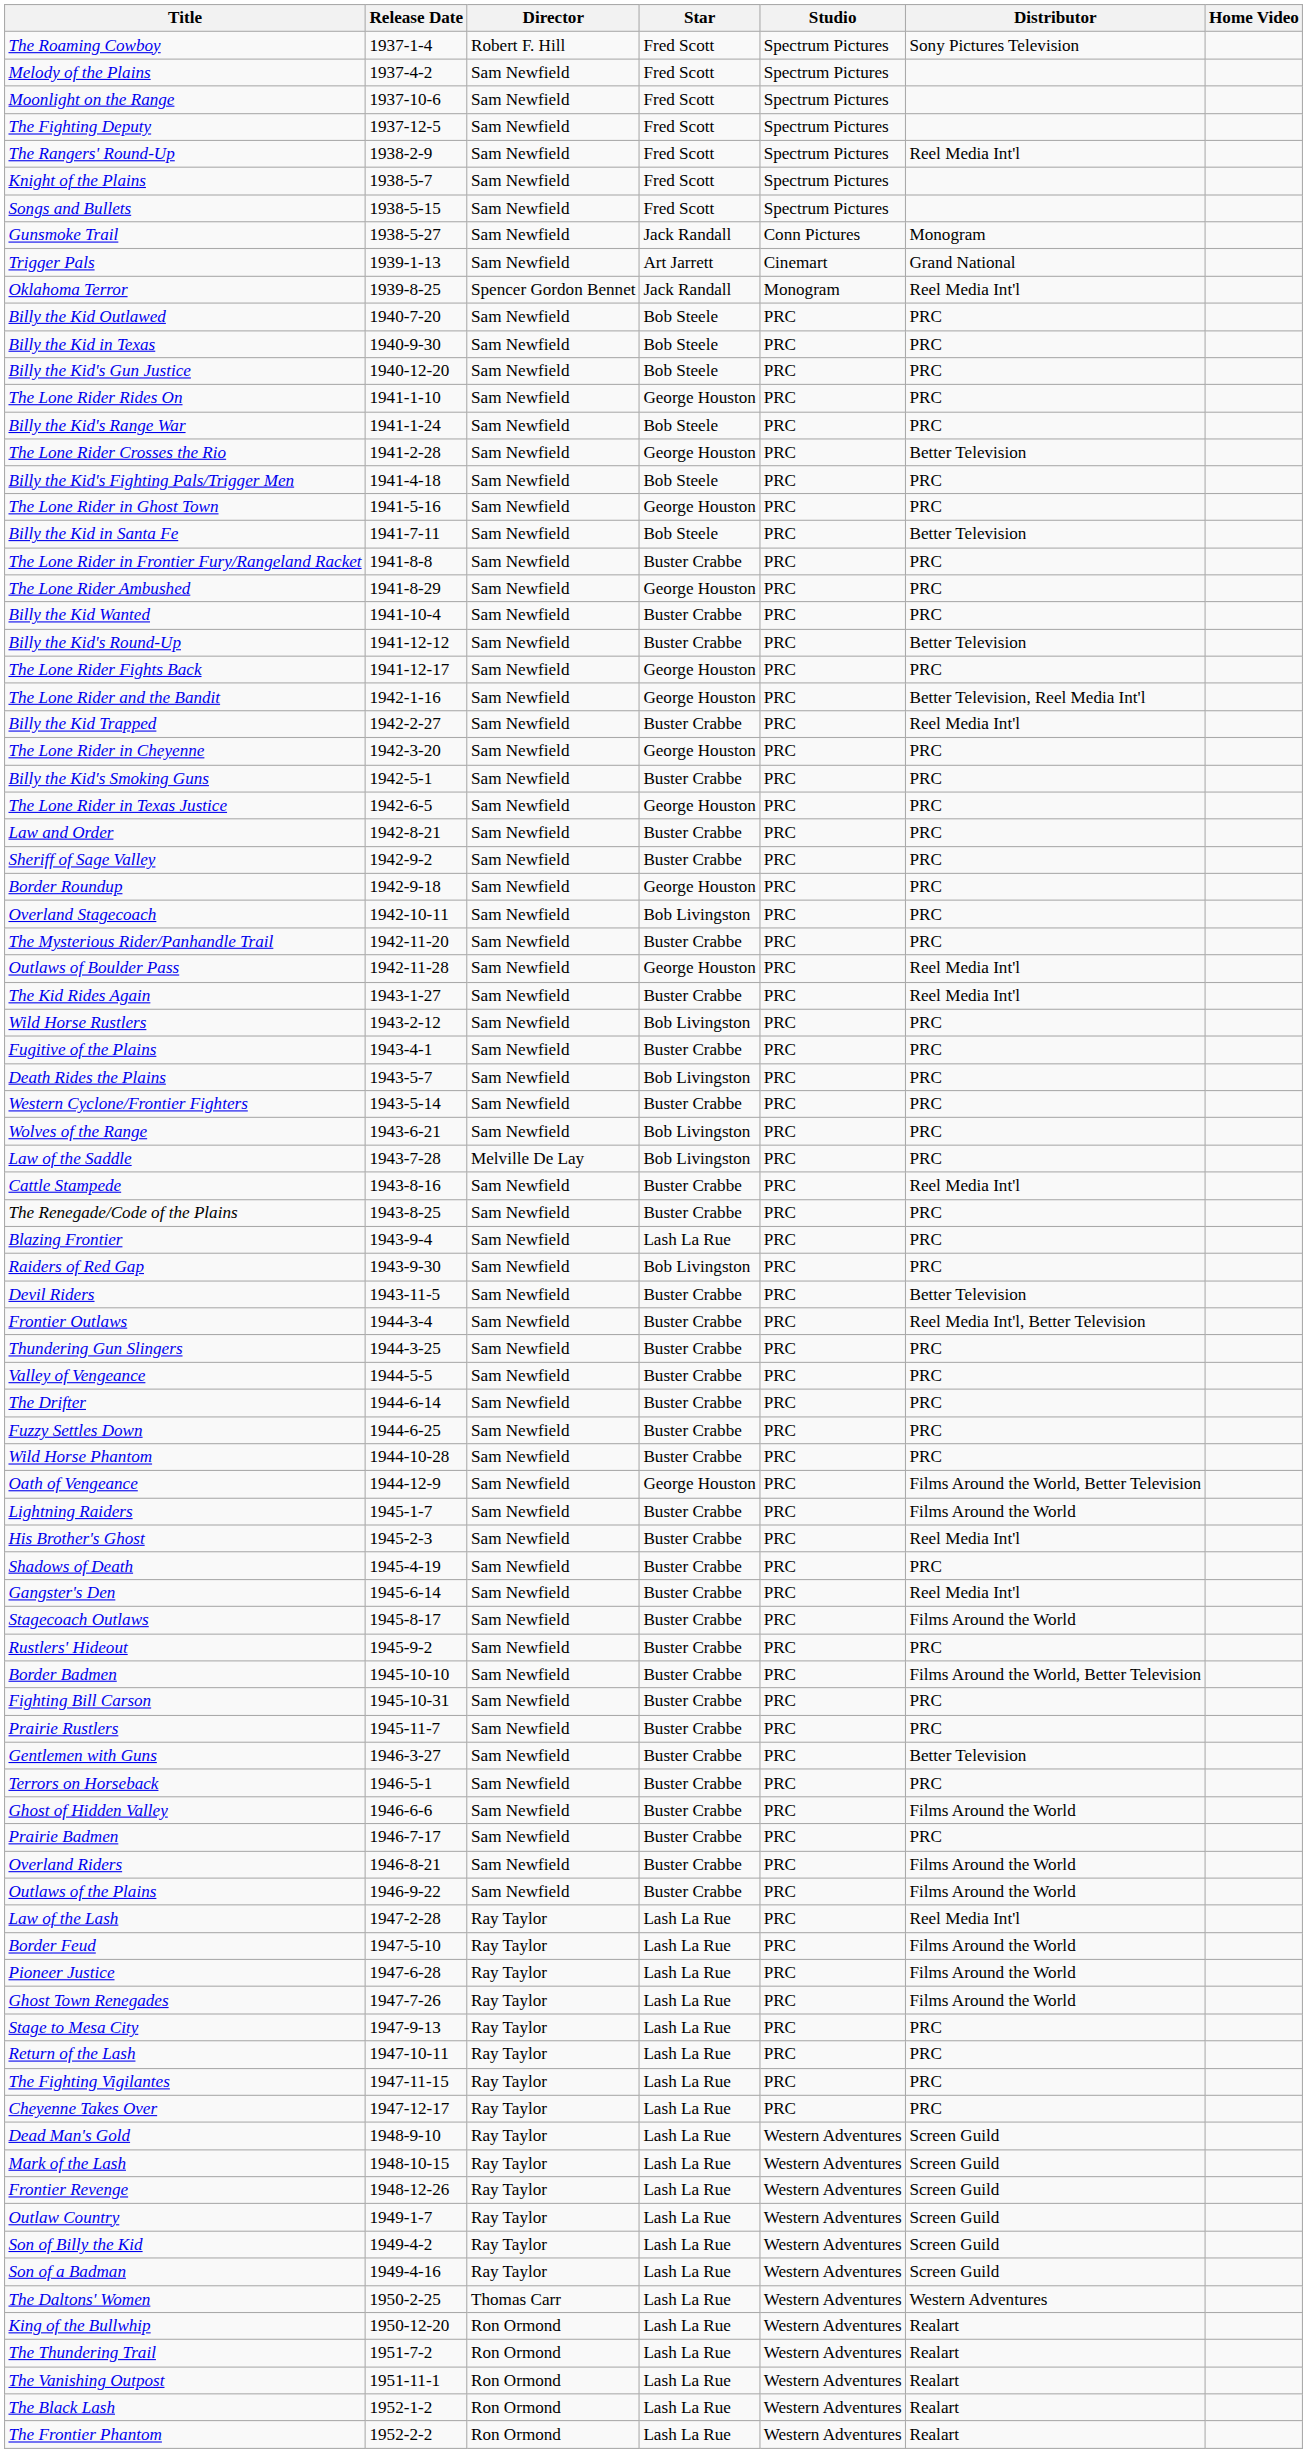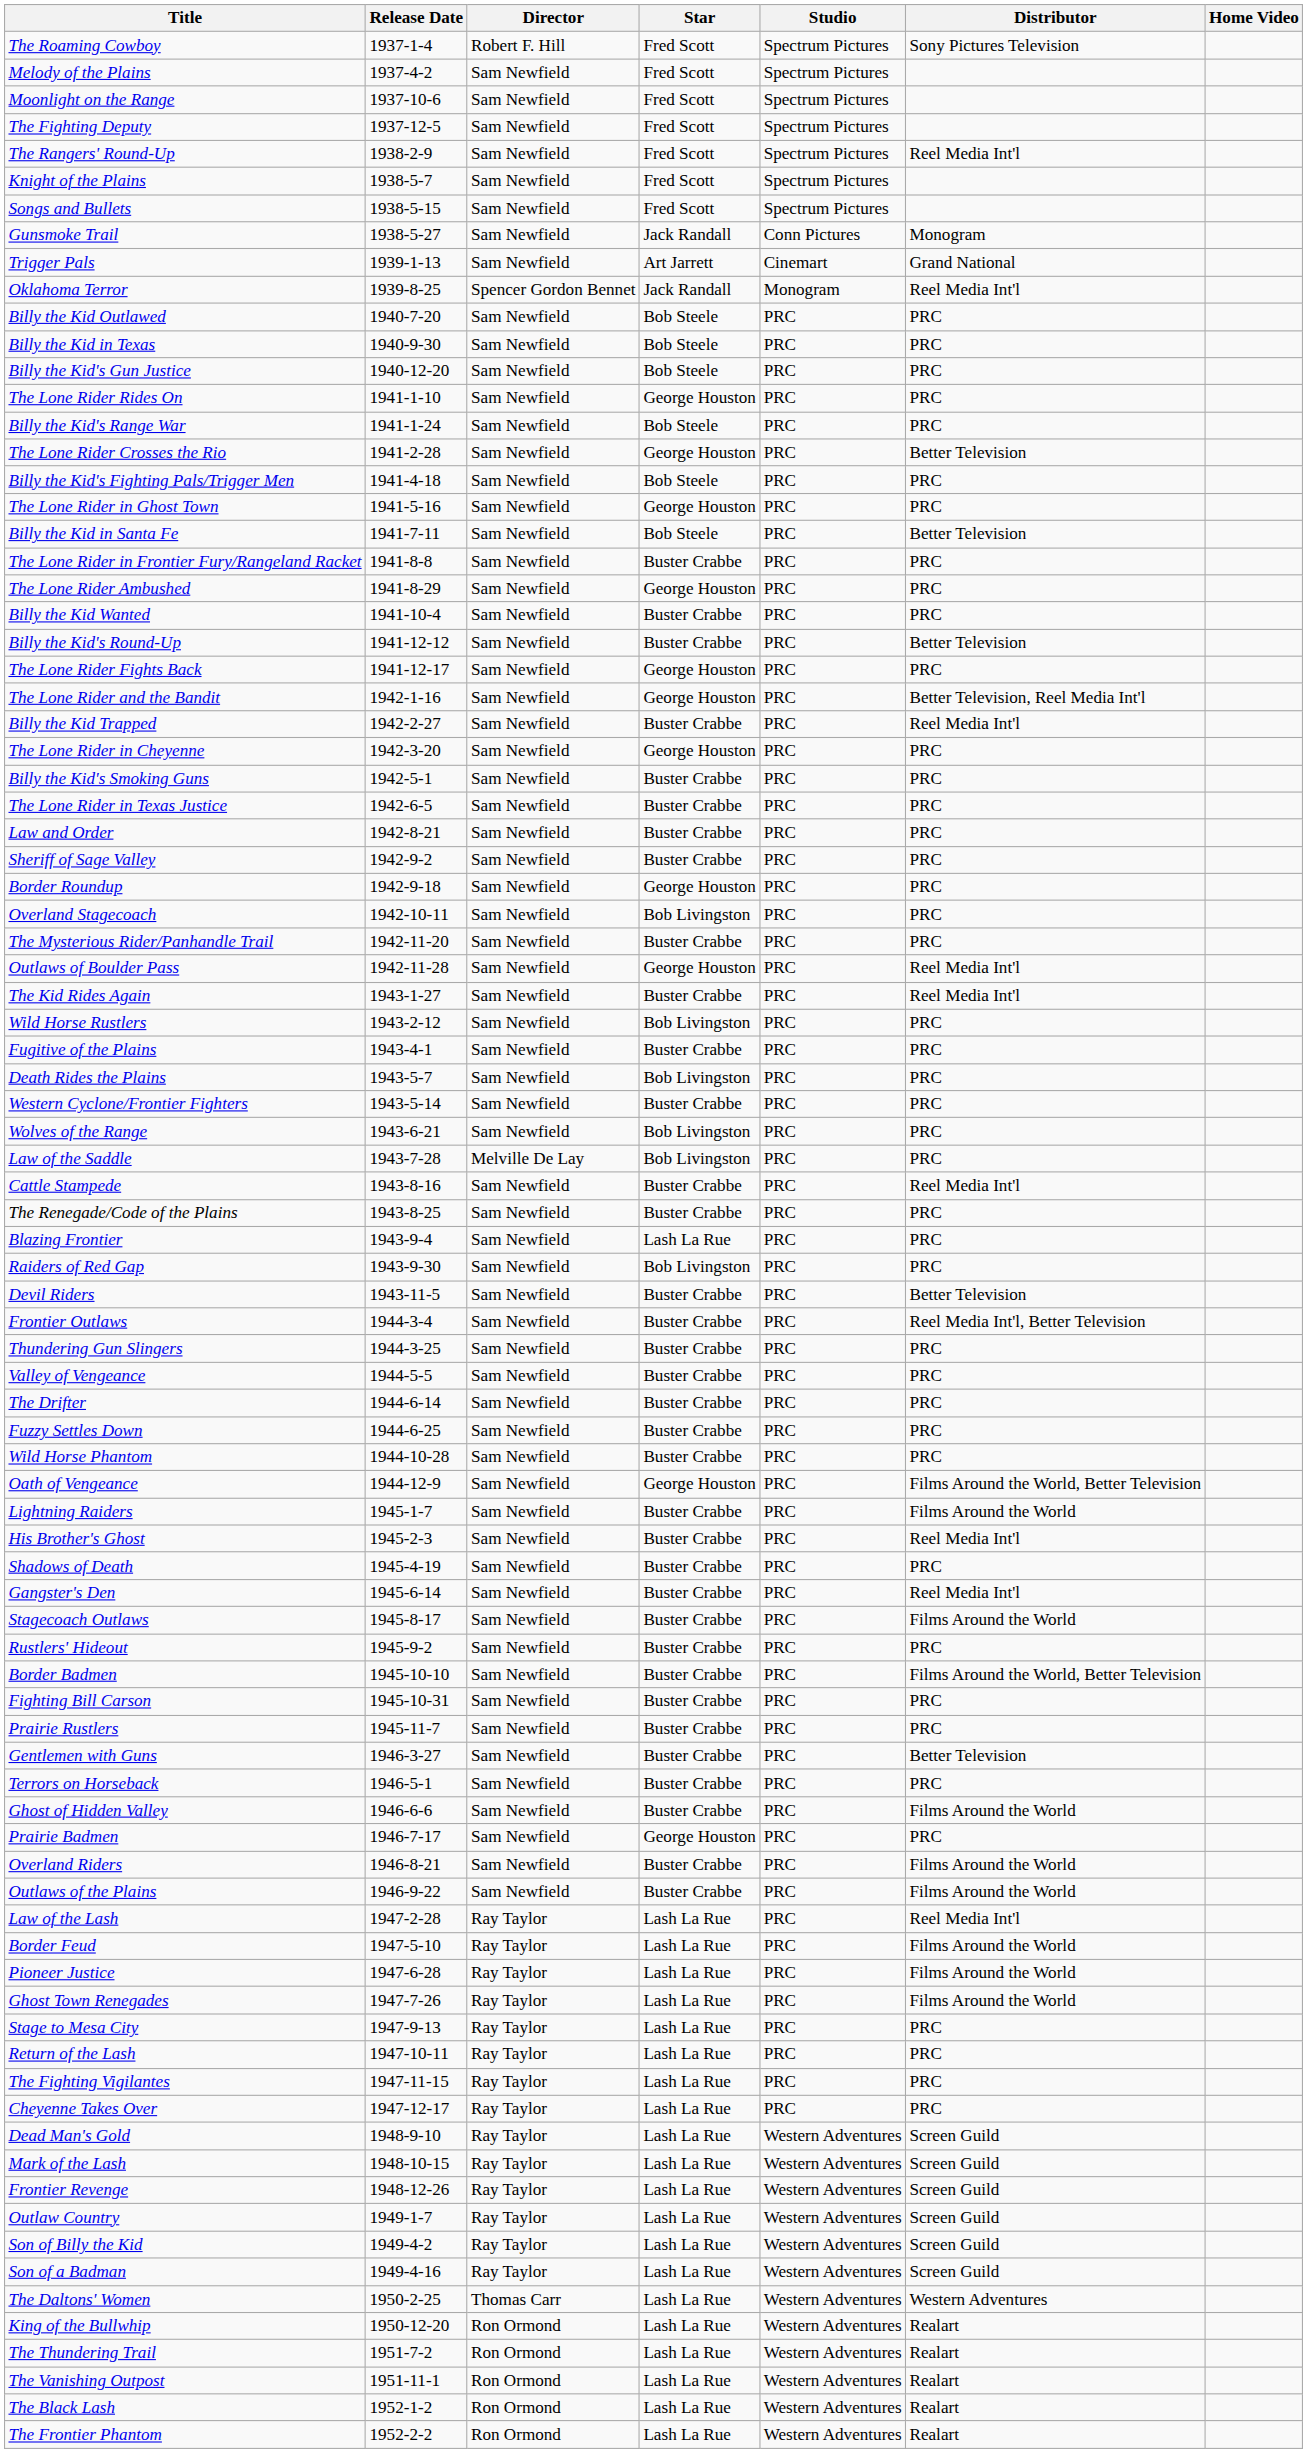(700, 805) George Houston -> (693, 805) Buster Crabbe
(693, 1837) Buster Crabbe -> (700, 1837) George Houston
